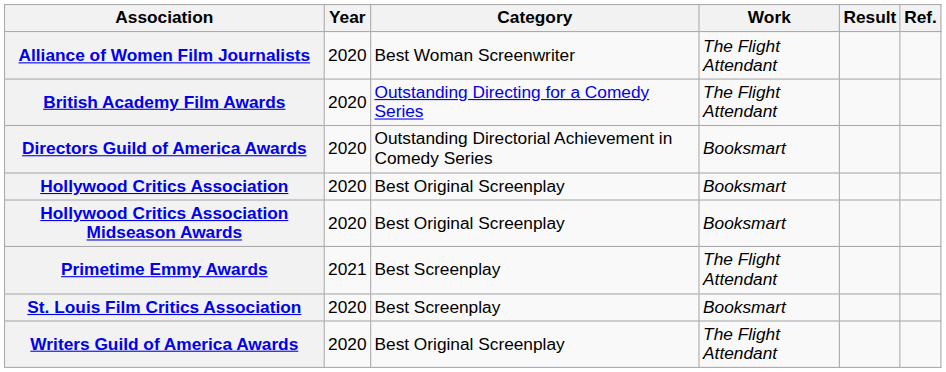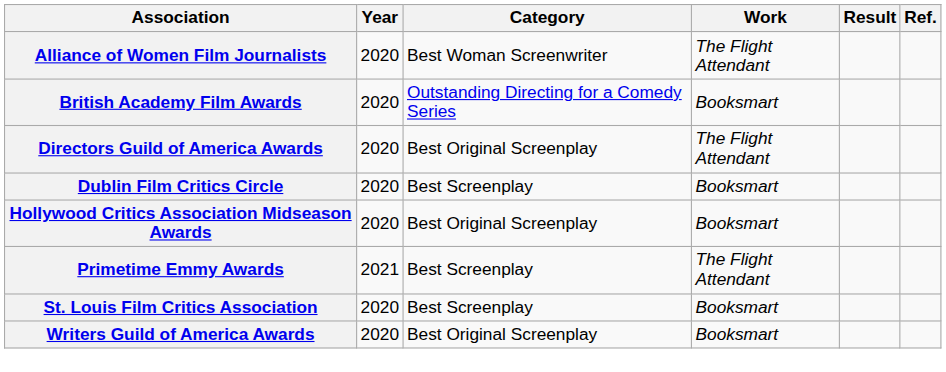(742, 102) The Flight Attendant -> (737, 102) Booksmart
(523, 149) Outstanding Directorial Achievement in Comedy Series -> (502, 149) Best Original Screenplay
(744, 149) Booksmart -> (734, 149) The Flight Attendant
+ row: (181, 186)
- row: (164, 186)
(742, 344) The Flight Attendant -> (737, 334) Booksmart
